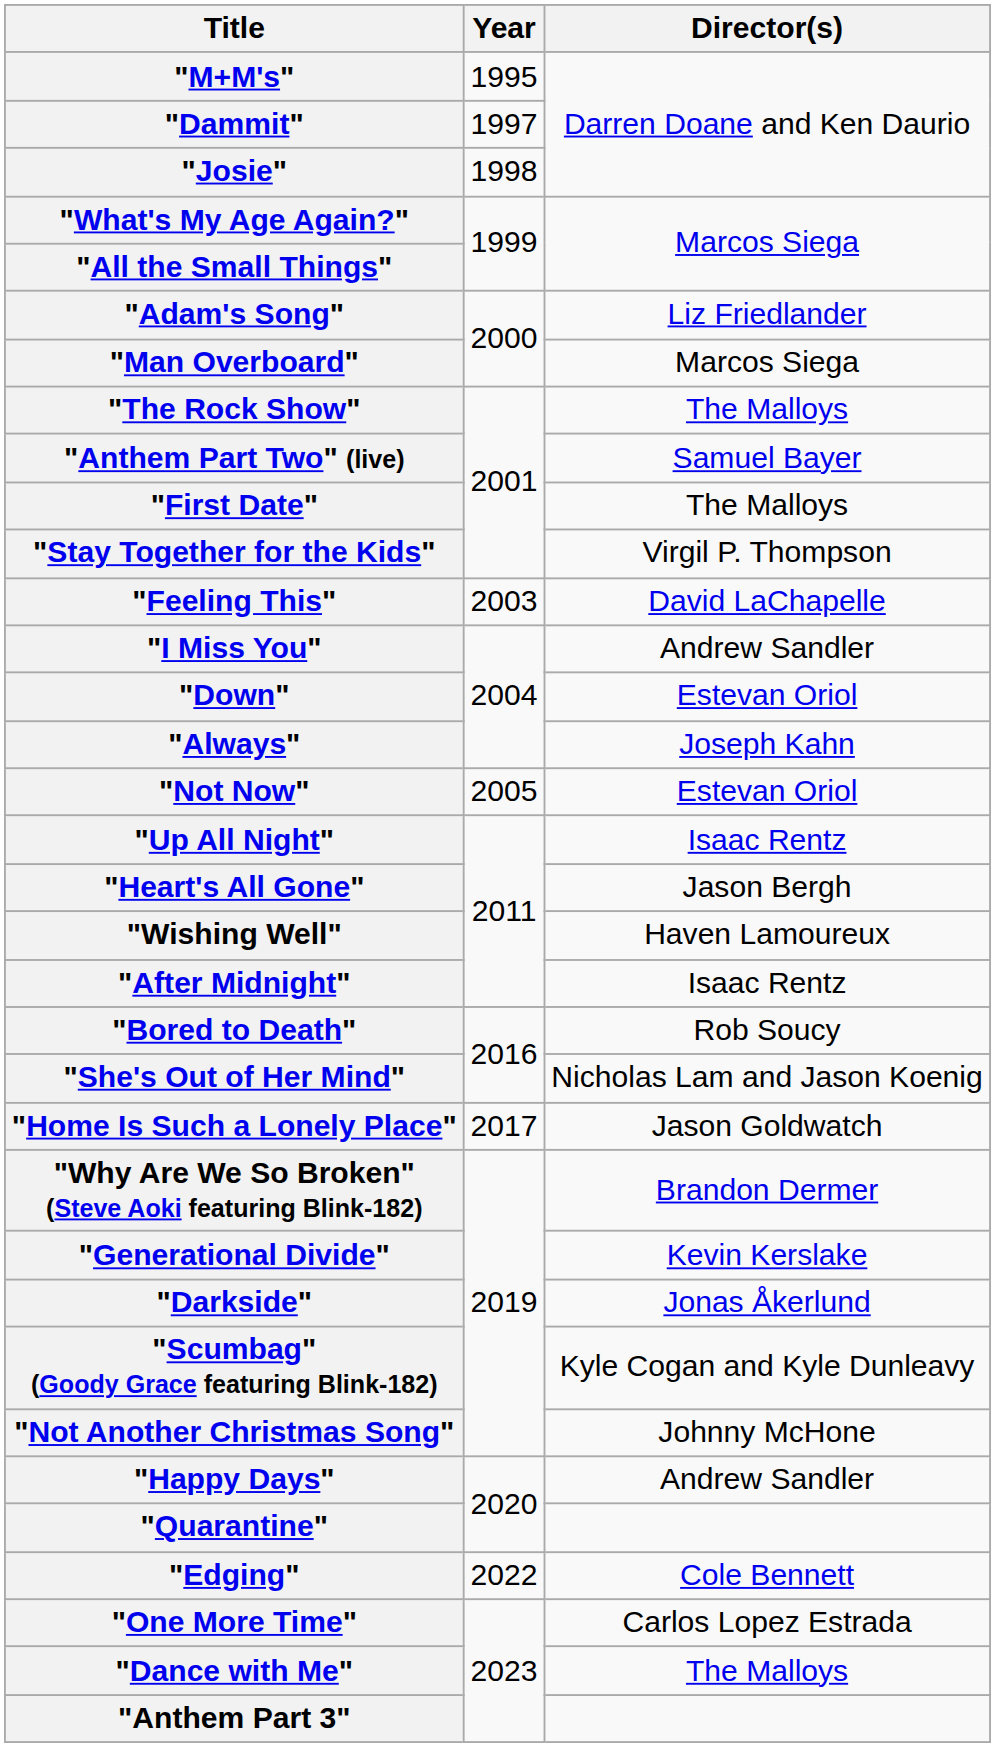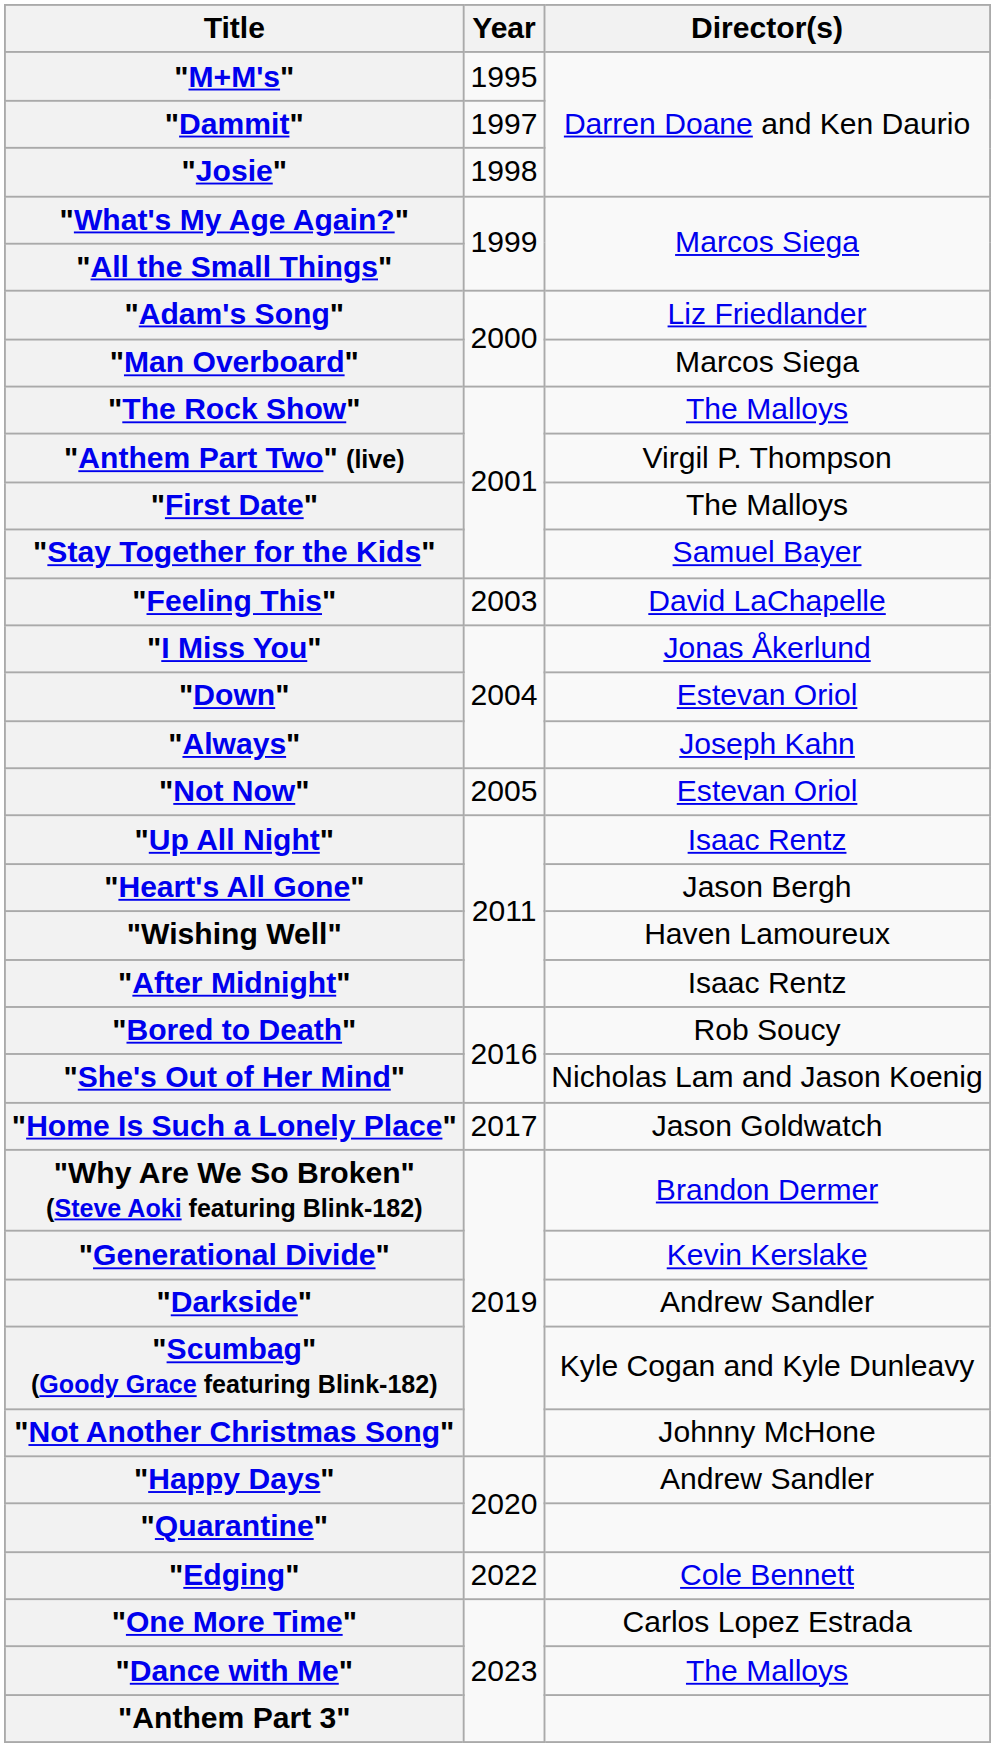(767, 457) Samuel Bayer -> (767, 457) Virgil P. Thompson
(767, 553) Virgil P. Thompson -> (767, 553) Samuel Bayer
(767, 648) Andrew Sandler -> (767, 648) Jonas Åkerlund
(767, 1302) Jonas Åkerlund -> (767, 1302) Andrew Sandler
